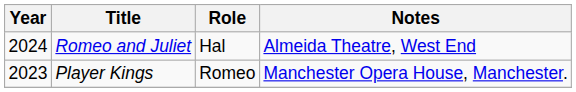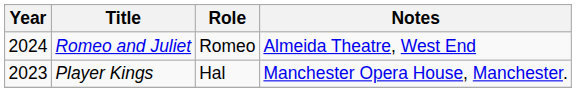(212, 45) Hal -> (227, 45) Romeo
(227, 73) Romeo -> (212, 73) Hal
